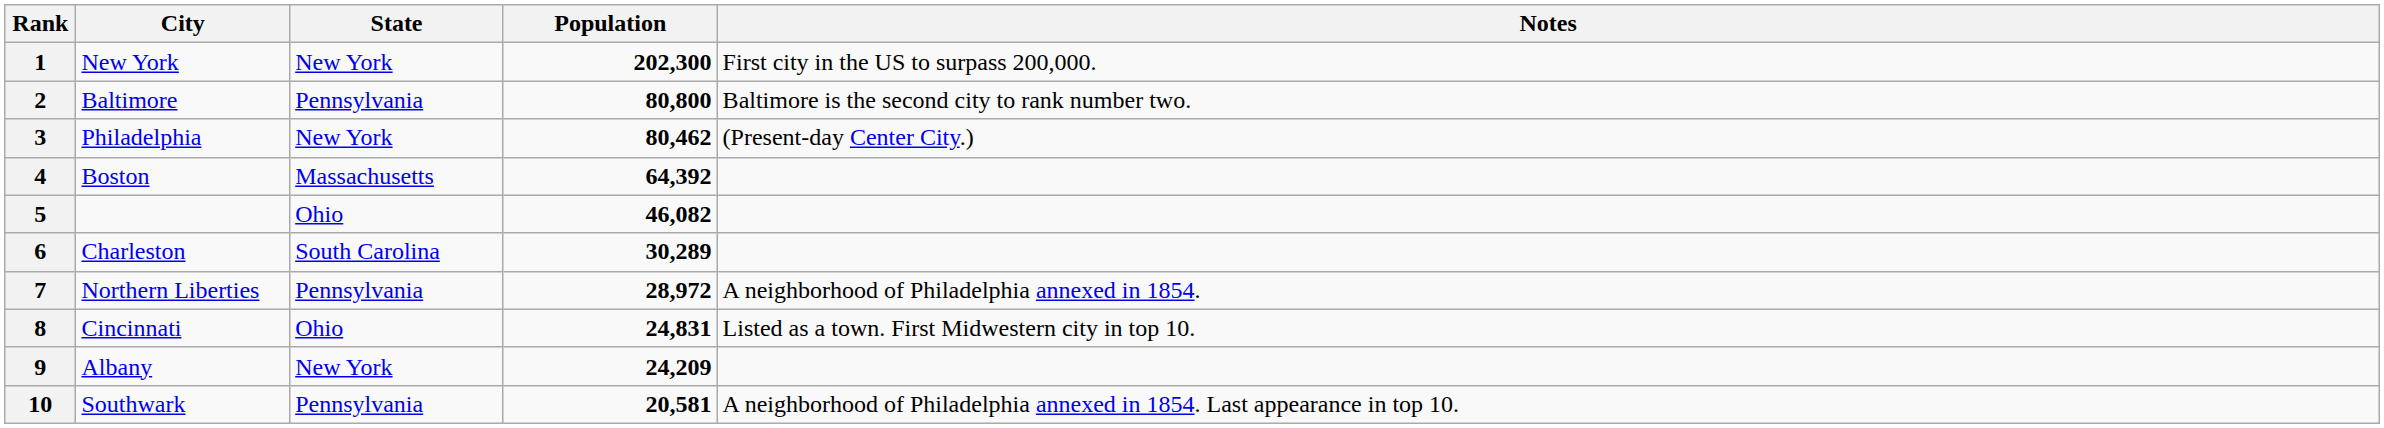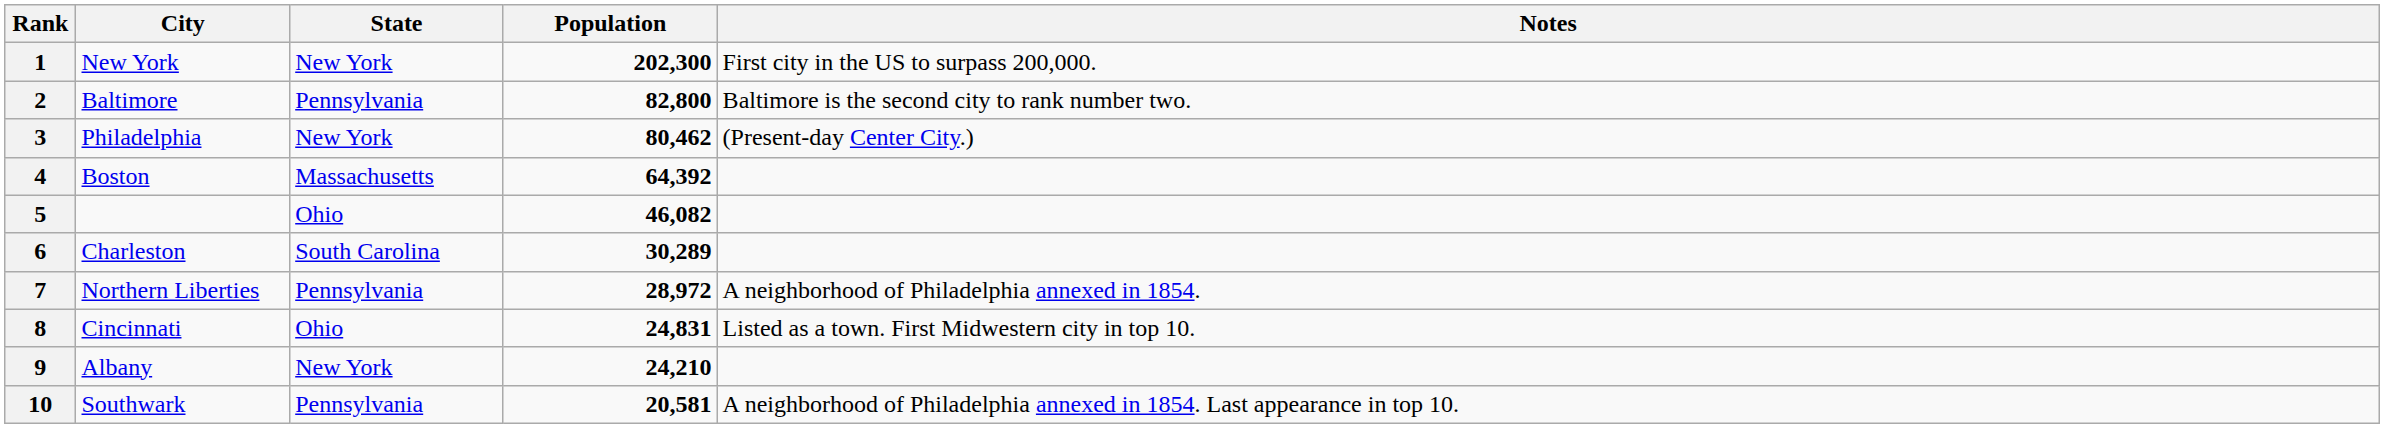(679, 99) 80,800 -> (679, 99) 82,800
(679, 366) 24,209 -> (679, 366) 24,210
